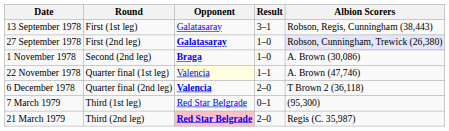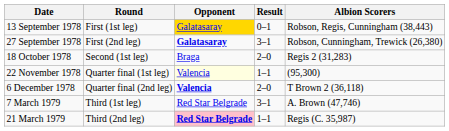(199, 27) no background -> (199, 27) gold background
(264, 27) 3–1 -> (264, 27) 0–1
(264, 42) 1–0 -> (264, 42) 3–1
(365, 42) lavender background -> (365, 42) no background
+ row: (39, 57)
- row: (41, 57)
(324, 73) A. Brown (47,746) -> (304, 73) (95,300)
(264, 103) 0–1 -> (264, 103) 3–1
(304, 103) (95,300) -> (324, 103) A. Brown (47,746)
(264, 118) 2–0 -> (264, 118) 1–1
